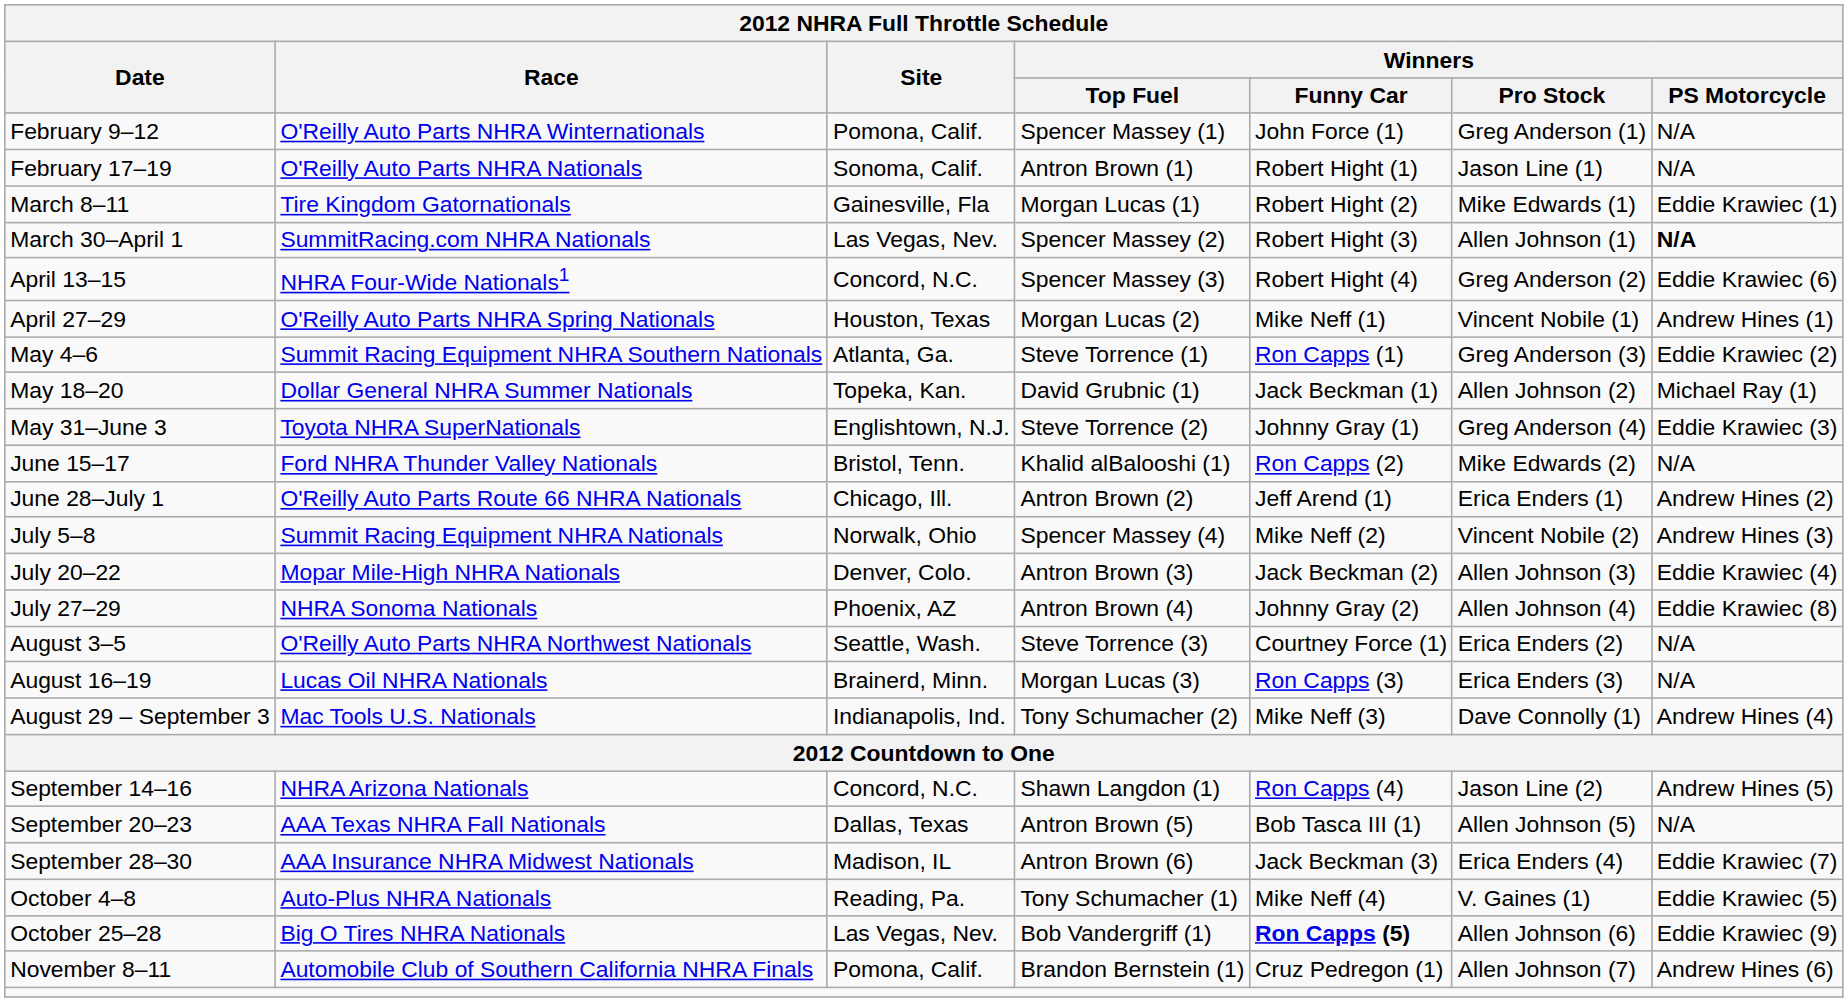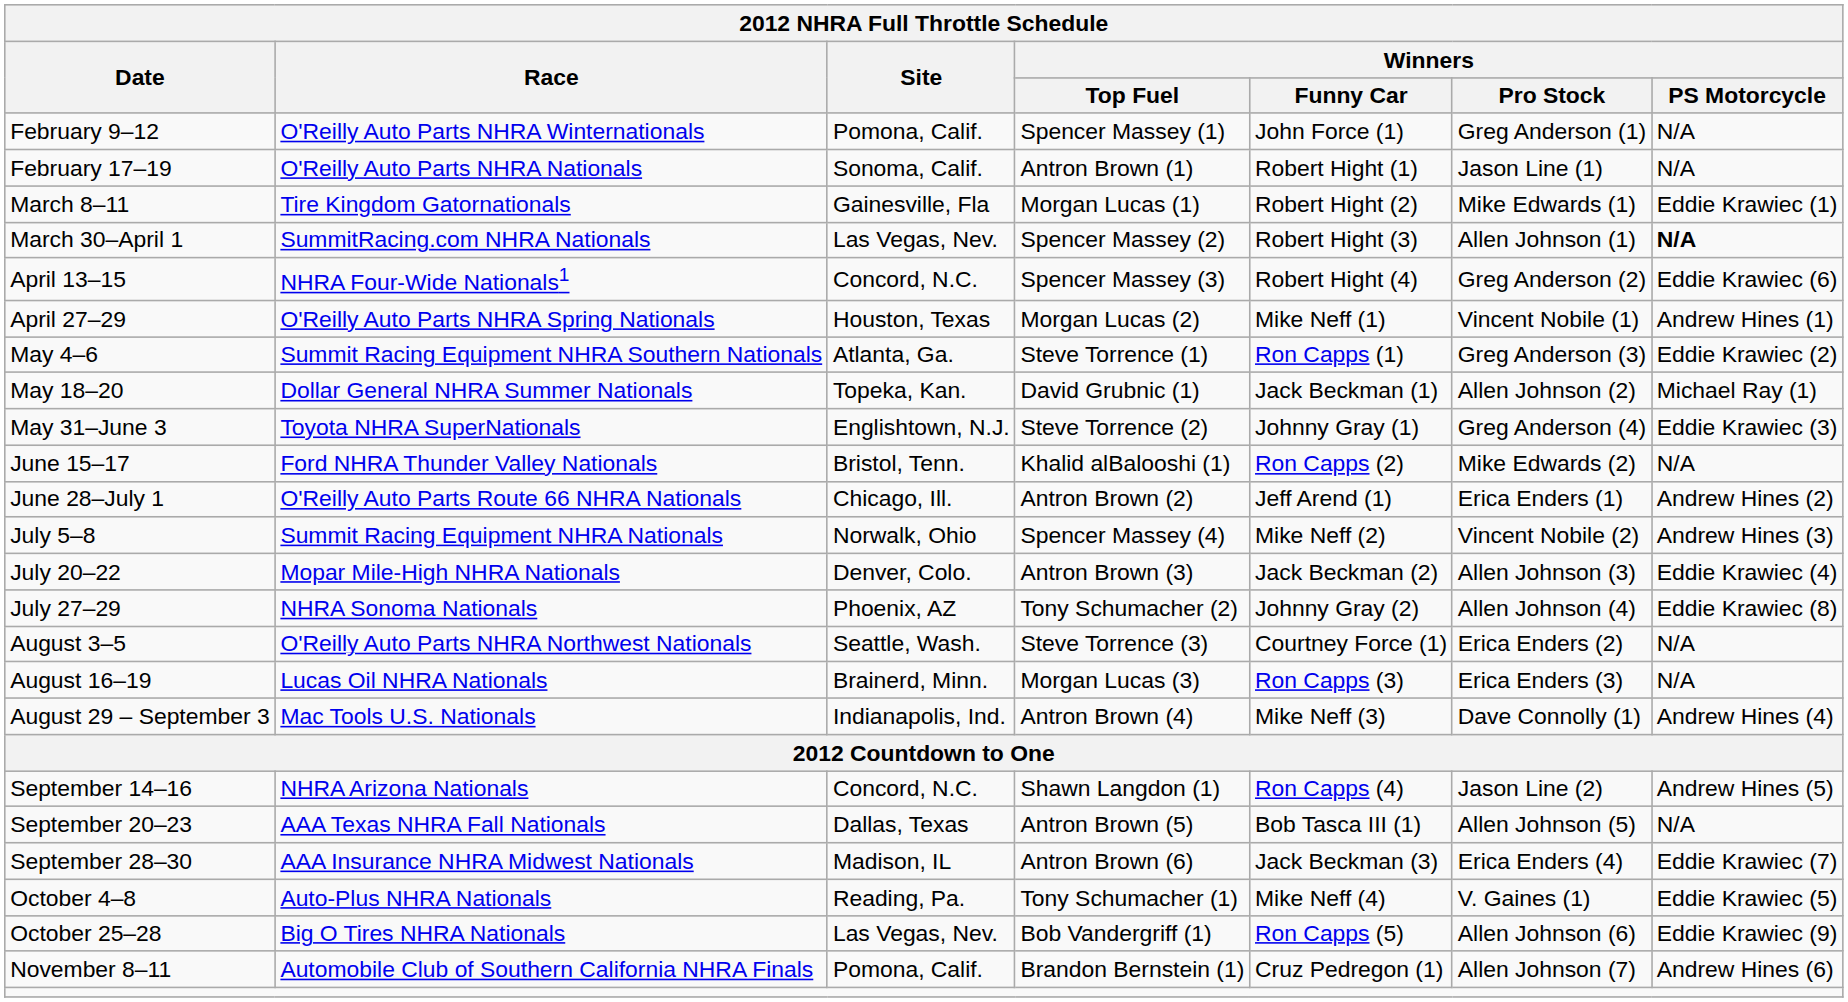(1107, 608) Antron Brown (4) -> (1129, 608) Tony Schumacher (2)
(1129, 717) Tony Schumacher (2) -> (1107, 717) Antron Brown (4)
(1333, 934) bold -> (1329, 934) normal
